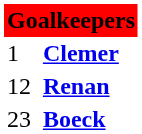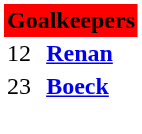- row: (81, 53)
